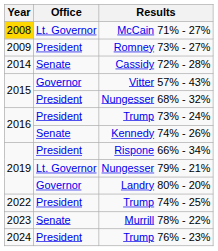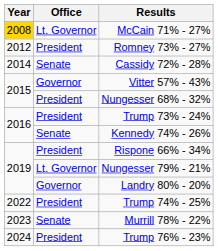(19, 47) 2009 -> (19, 47) 2012
